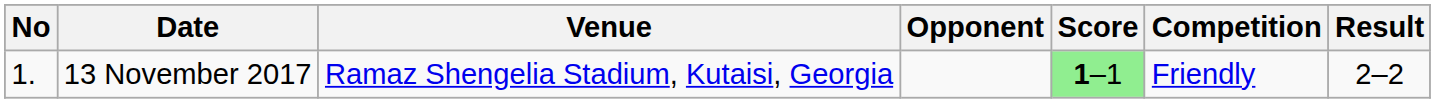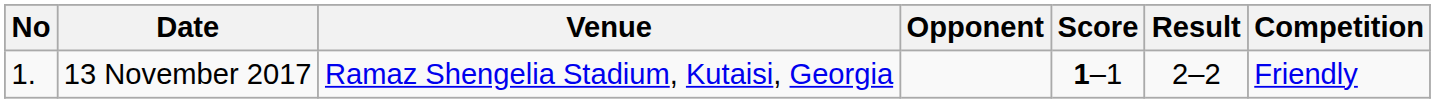columns swapped: (1380, 27) <-> (1237, 27)
(1098, 73) lightgreen background -> (1098, 73) no background
